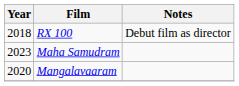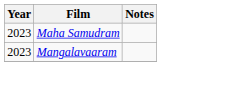- row: (55, 33)
(19, 71) 2020 -> (19, 52) 2023
